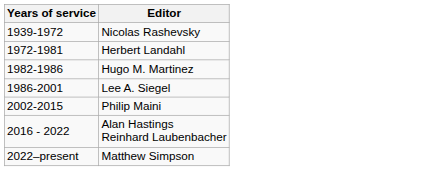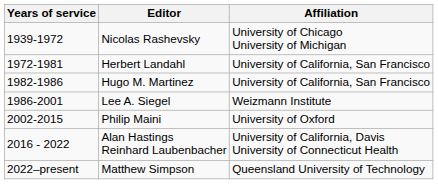+ column: (331, 13)
